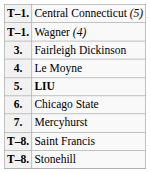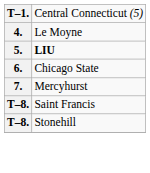- row: (60, 31)
- row: (80, 50)
